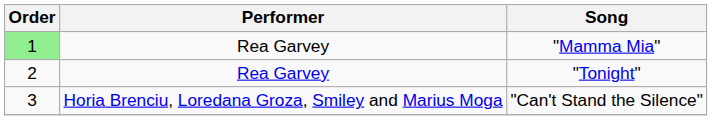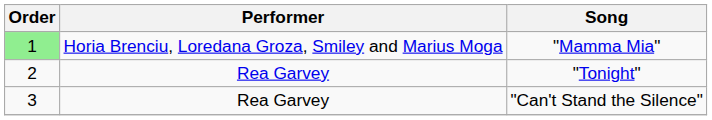(283, 45) Rea Garvey -> (283, 45) Horia Brenciu, Loredana Groza, Smiley and Marius Moga
(283, 100) Horia Brenciu, Loredana Groza, Smiley and Marius Moga -> (283, 100) Rea Garvey
